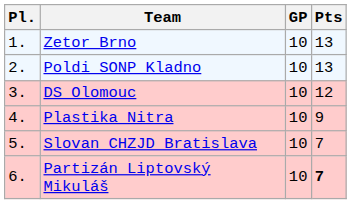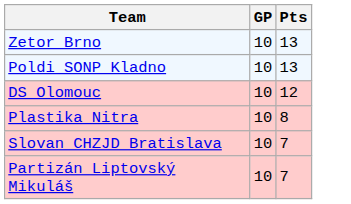- column: (22, 17)
(319, 118) 9 -> (284, 118) 8
(319, 177) bold -> (284, 177) normal
